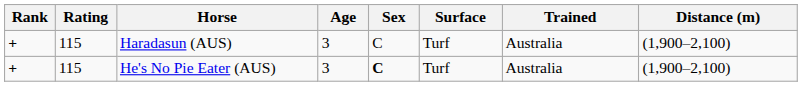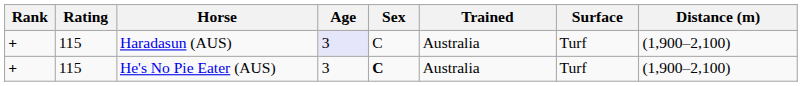columns swapped: (570, 17) <-> (460, 17)
(326, 43) no background -> (326, 43) lavender background
